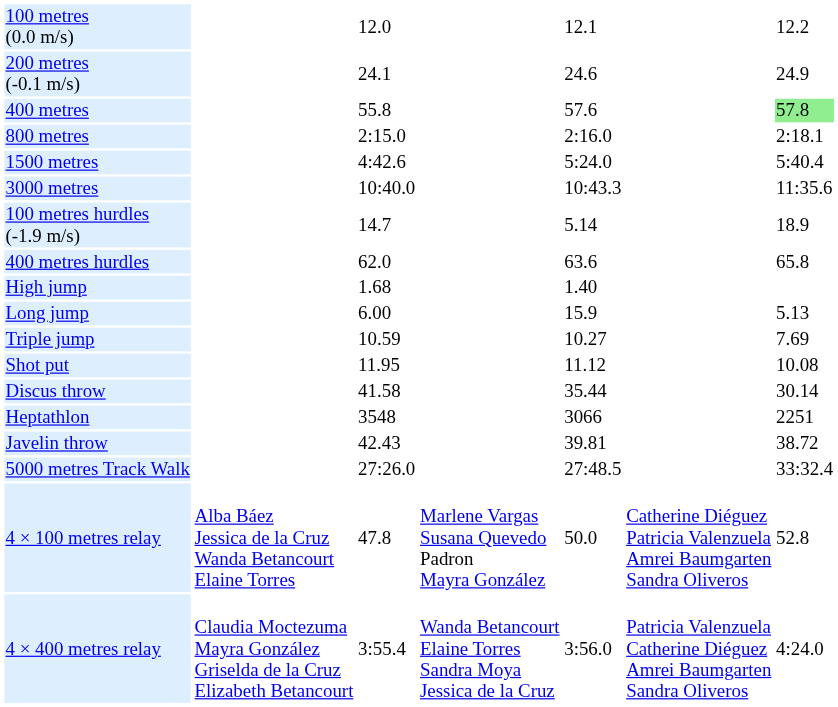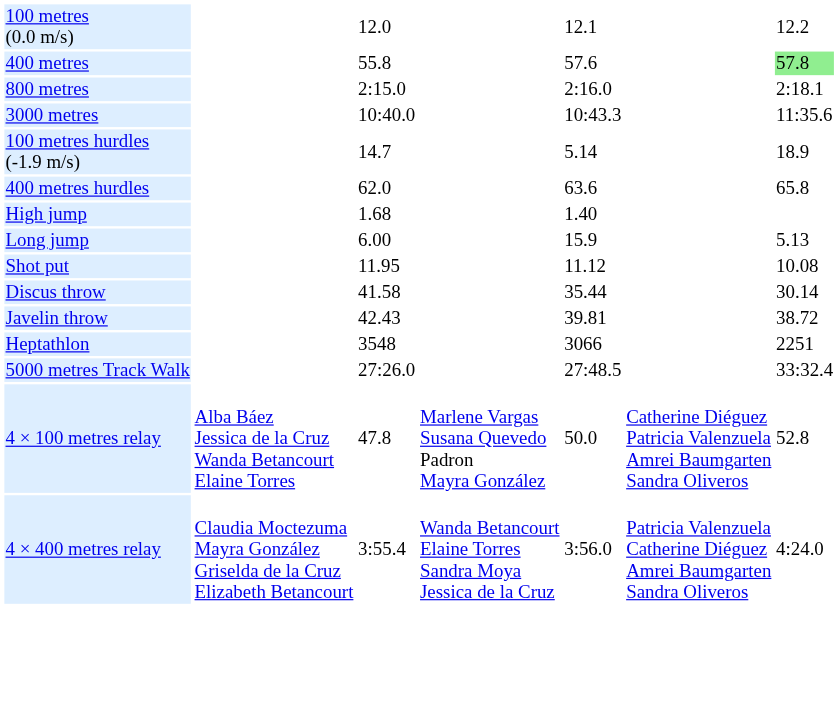- row: (47, 73)
- row: (52, 162)
- row: (50, 339)
rows swapped: (57, 443) <-> (47, 417)
